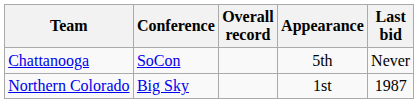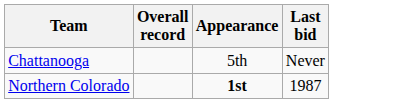- column: (176, 26)
(322, 85) normal -> (237, 85) bold
